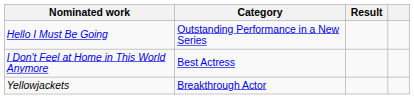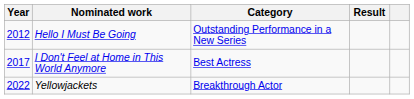+ column: (18, 12)
